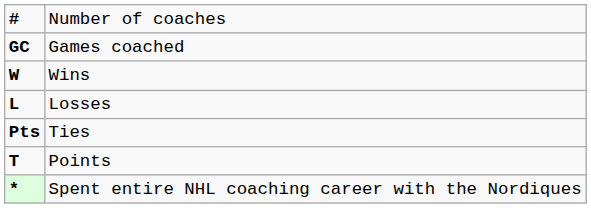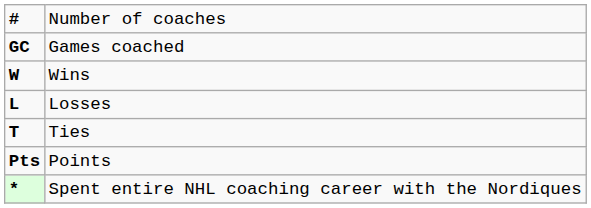(24, 132) Pts -> (14, 132) T
(14, 161) T -> (24, 161) Pts
